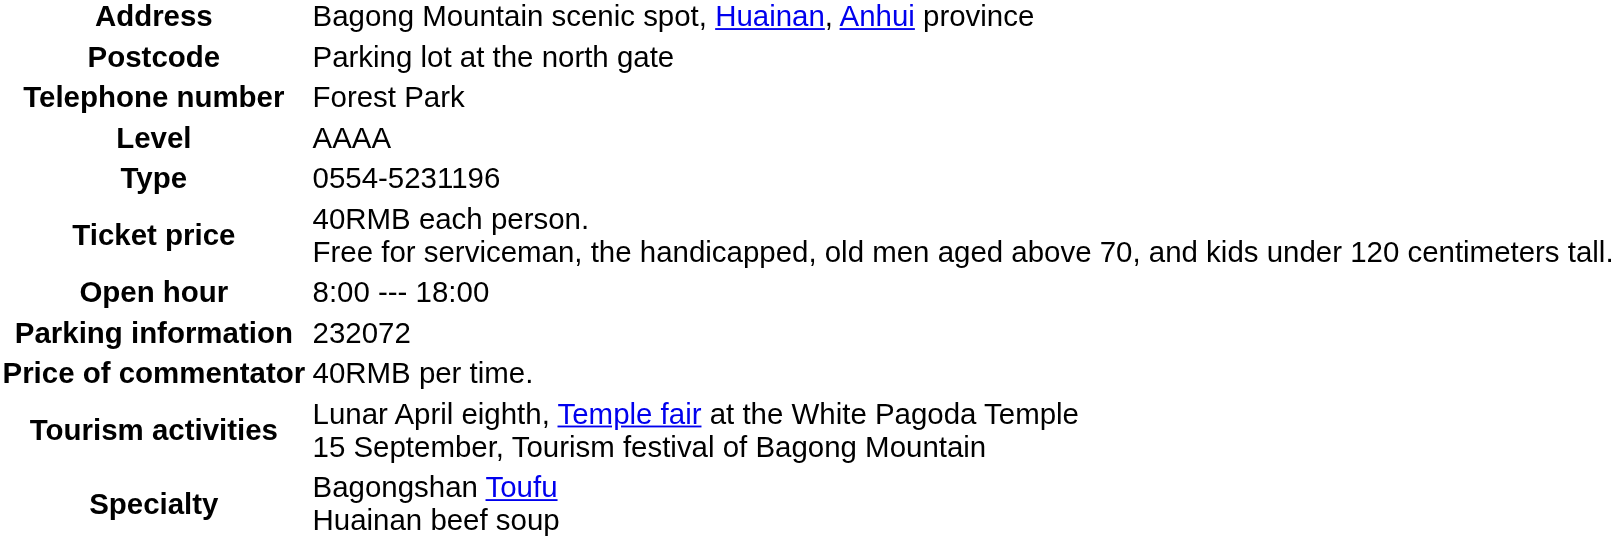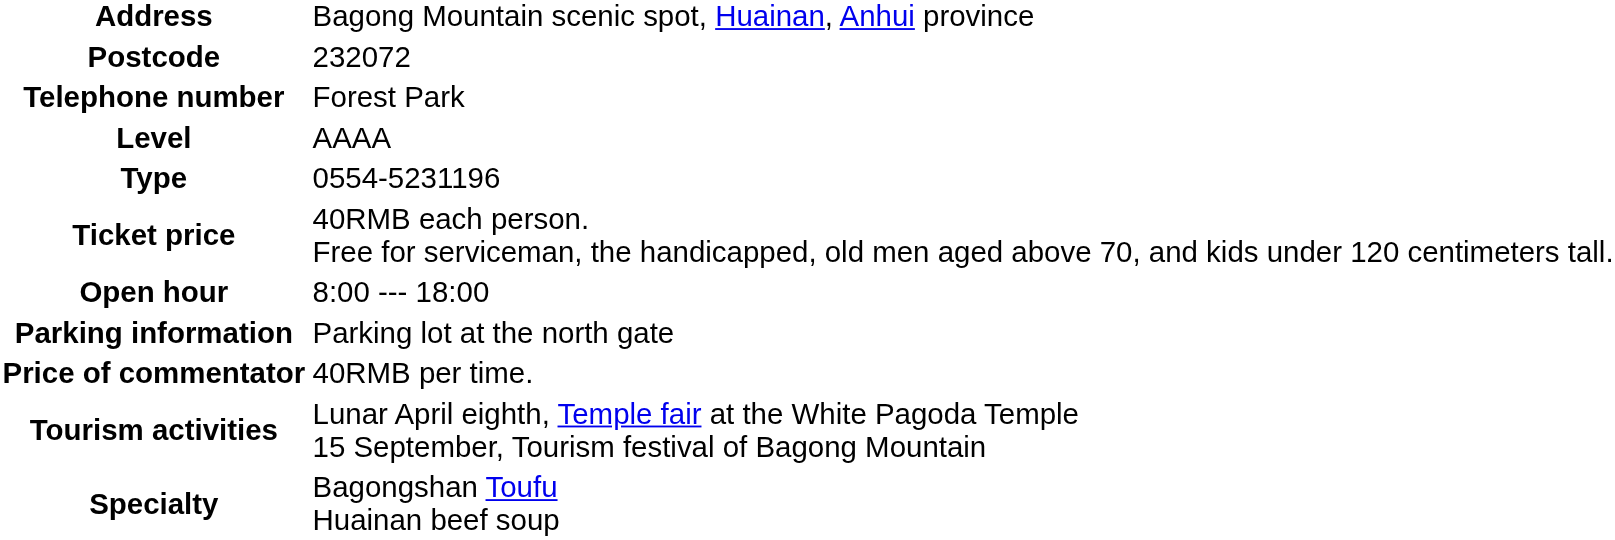(493, 57) Parking lot at the north gate -> (362, 57) 232072
(362, 333) 232072 -> (493, 333) Parking lot at the north gate
